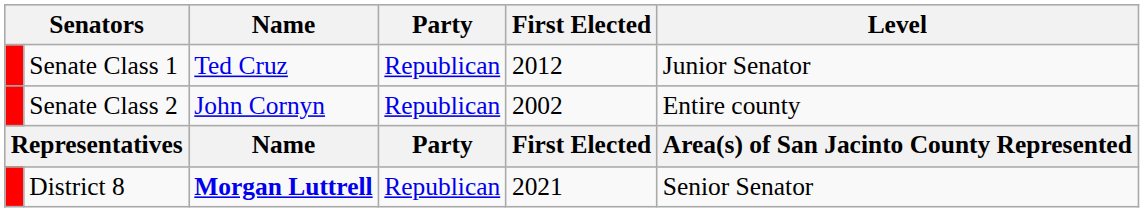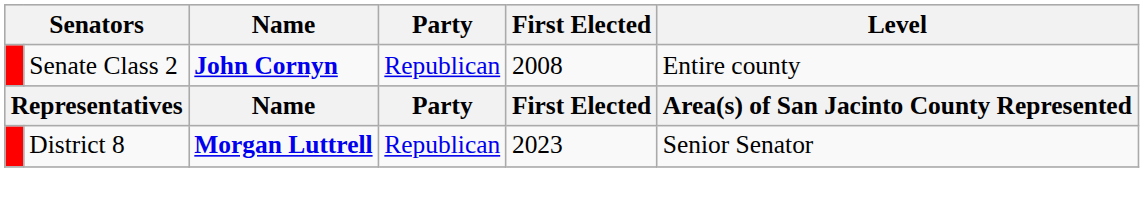- row: (103, 65)
(260, 105) normal -> (266, 65) bold
(537, 105) 2002 -> (537, 65) 2008
(537, 186) 2021 -> (537, 145) 2023
